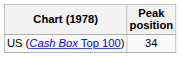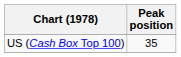(151, 43) 34 -> (151, 43) 35
